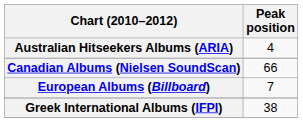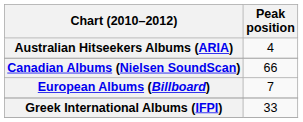(271, 107) 38 -> (271, 107) 33
